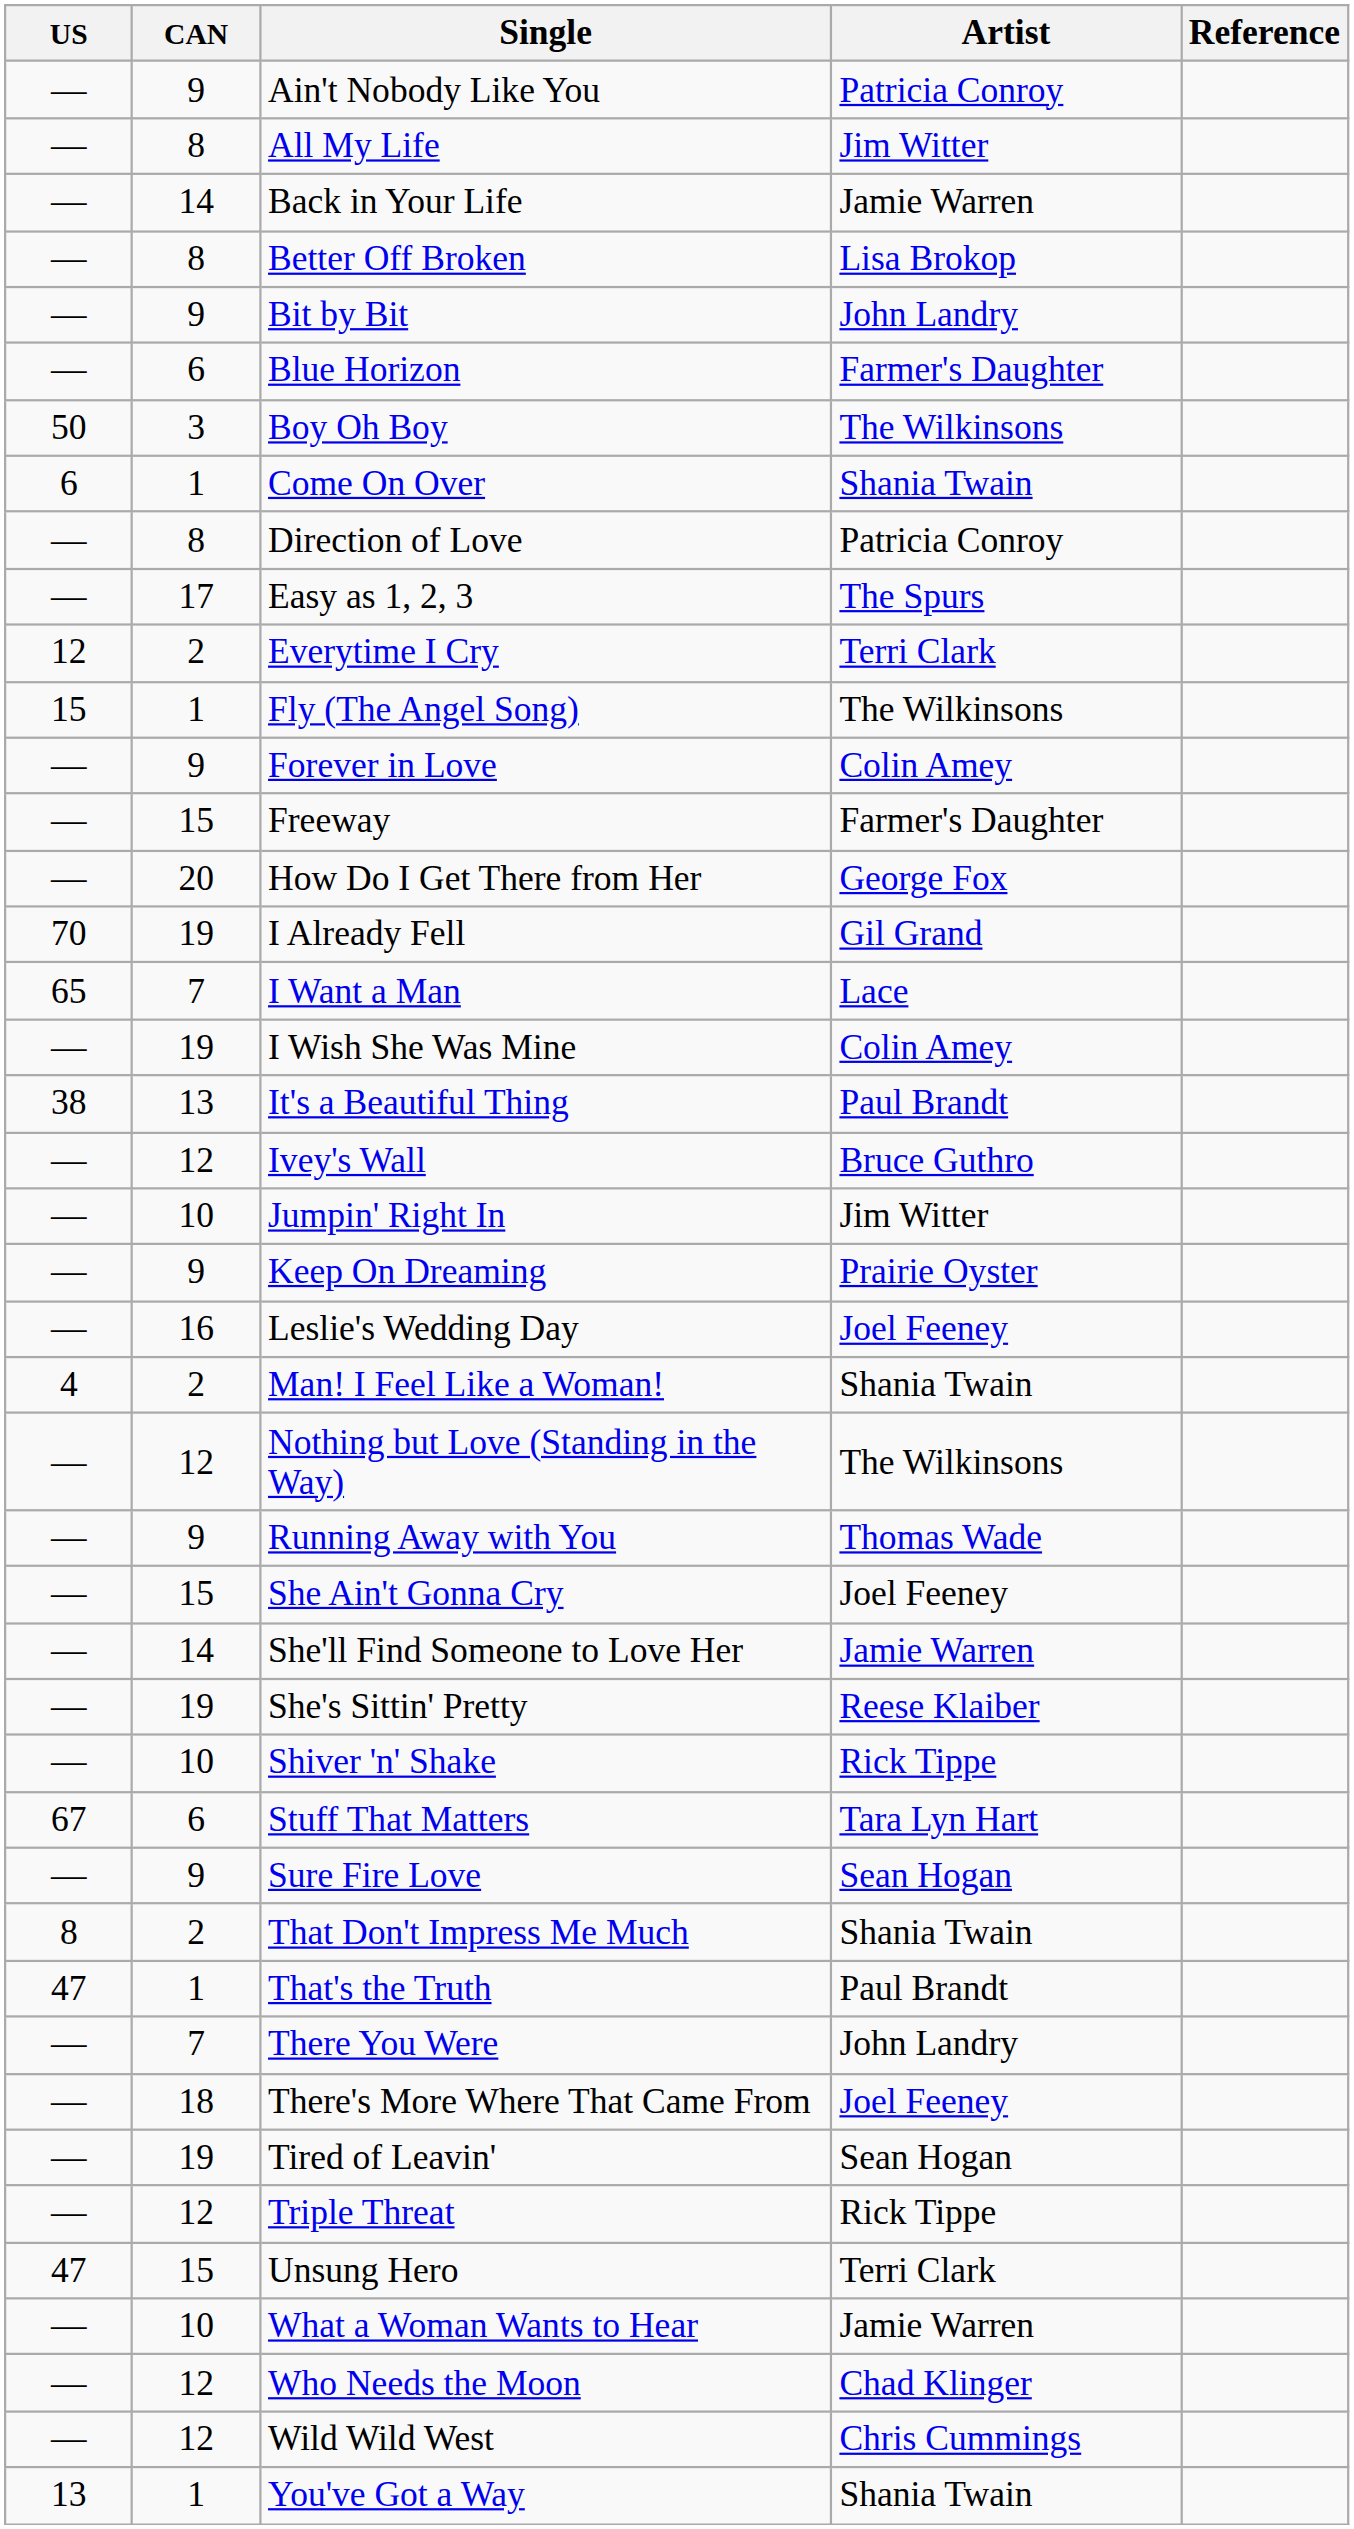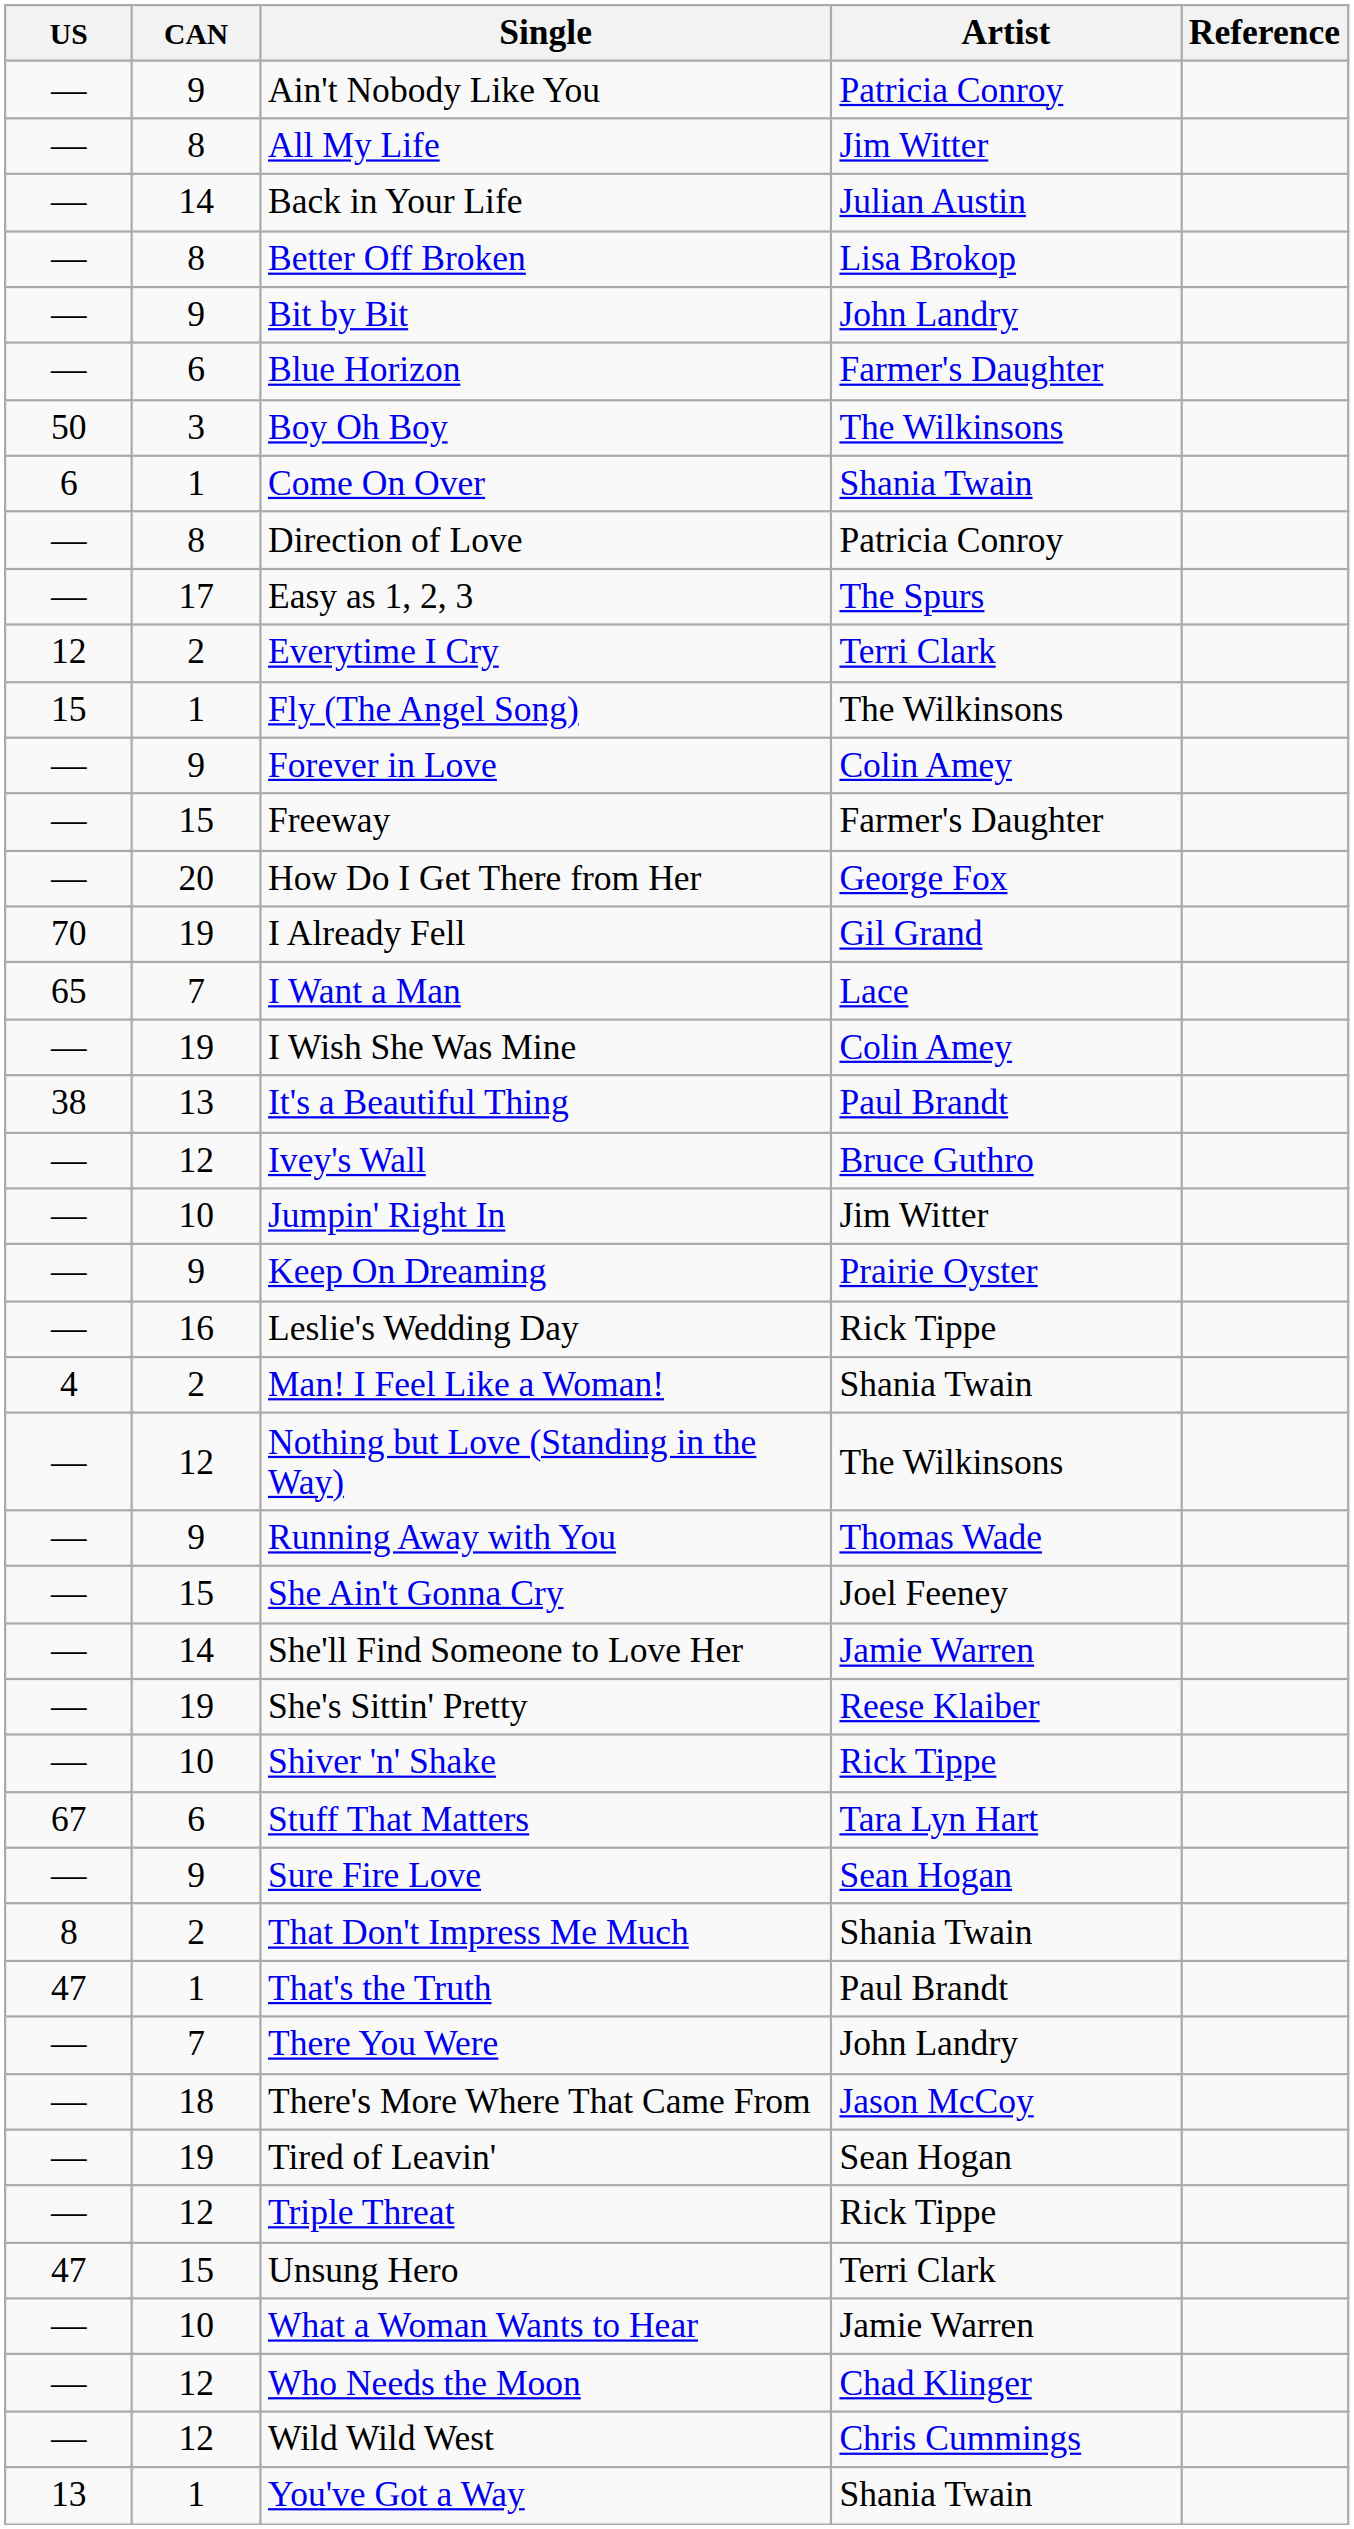(937, 201) Jamie Warren -> (933, 201) Julian Austin
(924, 1328) Joel Feeney -> (918, 1328) Rick Tippe
(924, 2100) Joel Feeney -> (937, 2100) Jason McCoy
